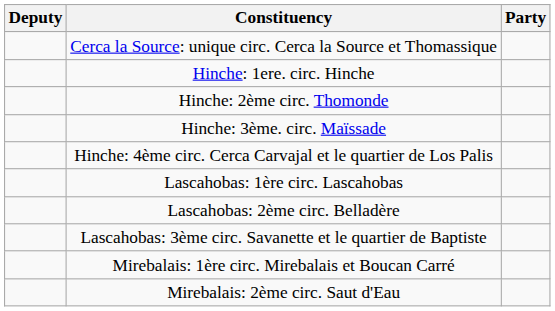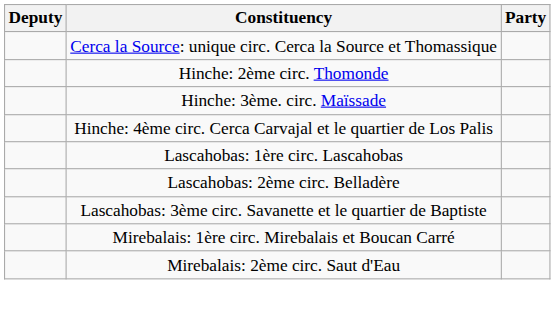- row: (284, 73)
